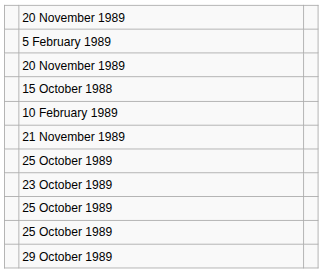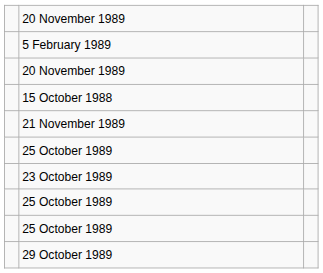- row: (12, 113)
